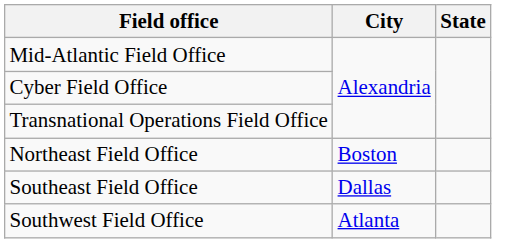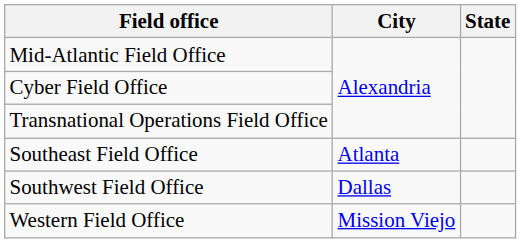- row: (104, 154)
(364, 187) Dallas -> (368, 154) Atlanta
(368, 220) Atlanta -> (364, 187) Dallas
+ row: (97, 220)
